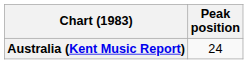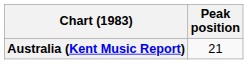(215, 48) 24 -> (215, 48) 21
